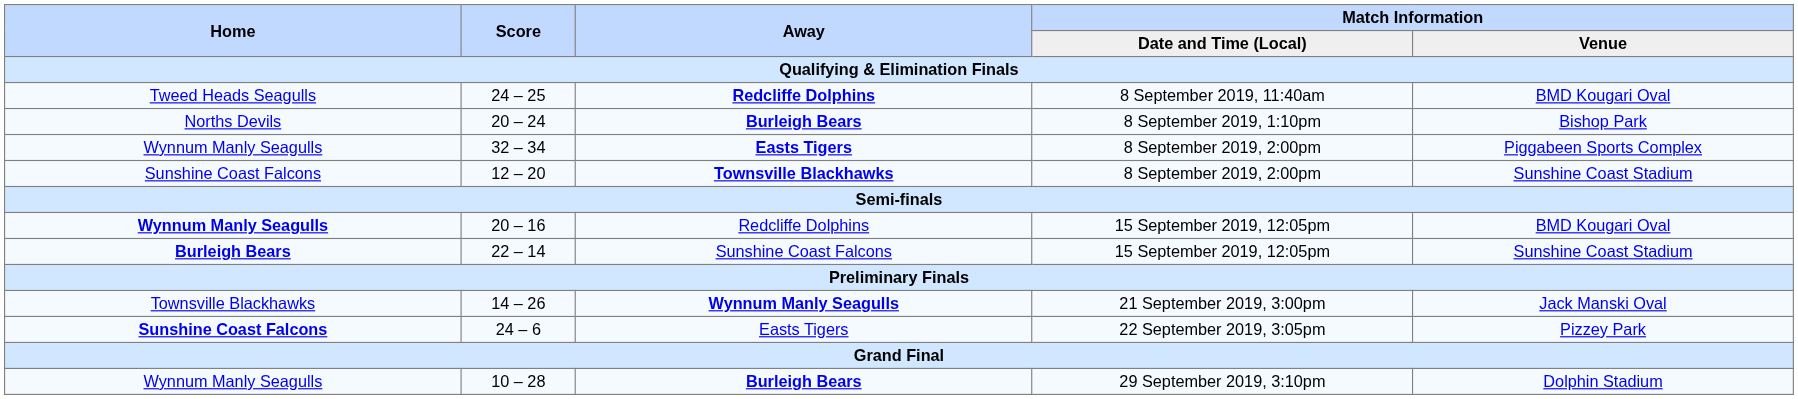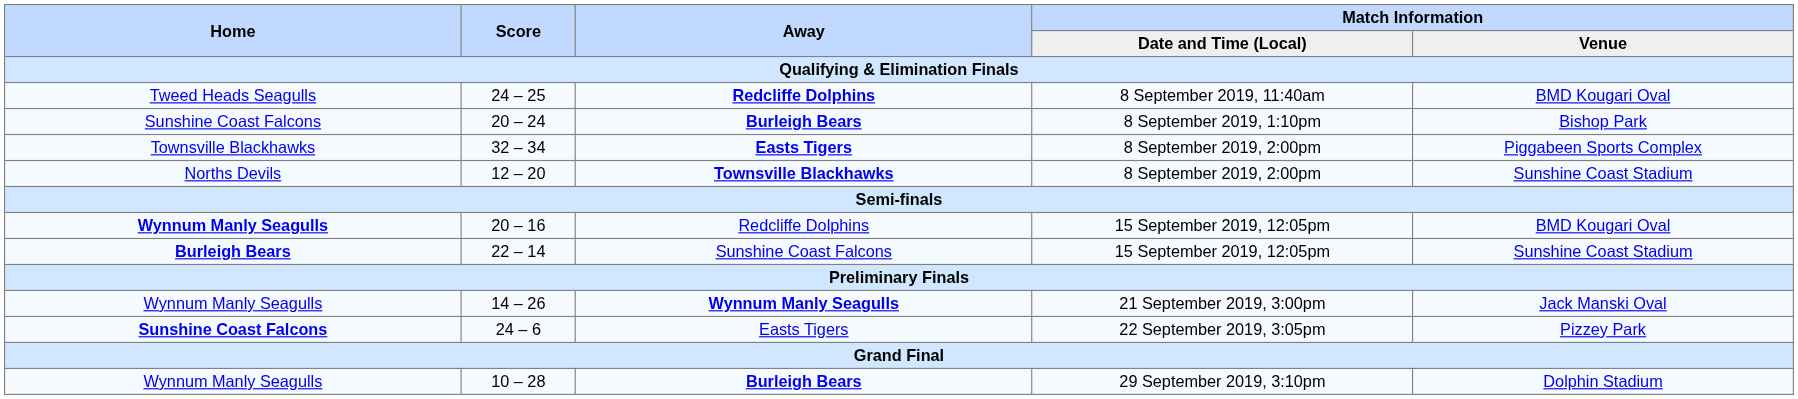(233, 122) Norths Devils -> (233, 122) Sunshine Coast Falcons
(233, 148) Wynnum Manly Seagulls -> (233, 148) Townsville Blackhawks
(233, 174) Sunshine Coast Falcons -> (233, 174) Norths Devils
(233, 303) Townsville Blackhawks -> (233, 303) Wynnum Manly Seagulls
